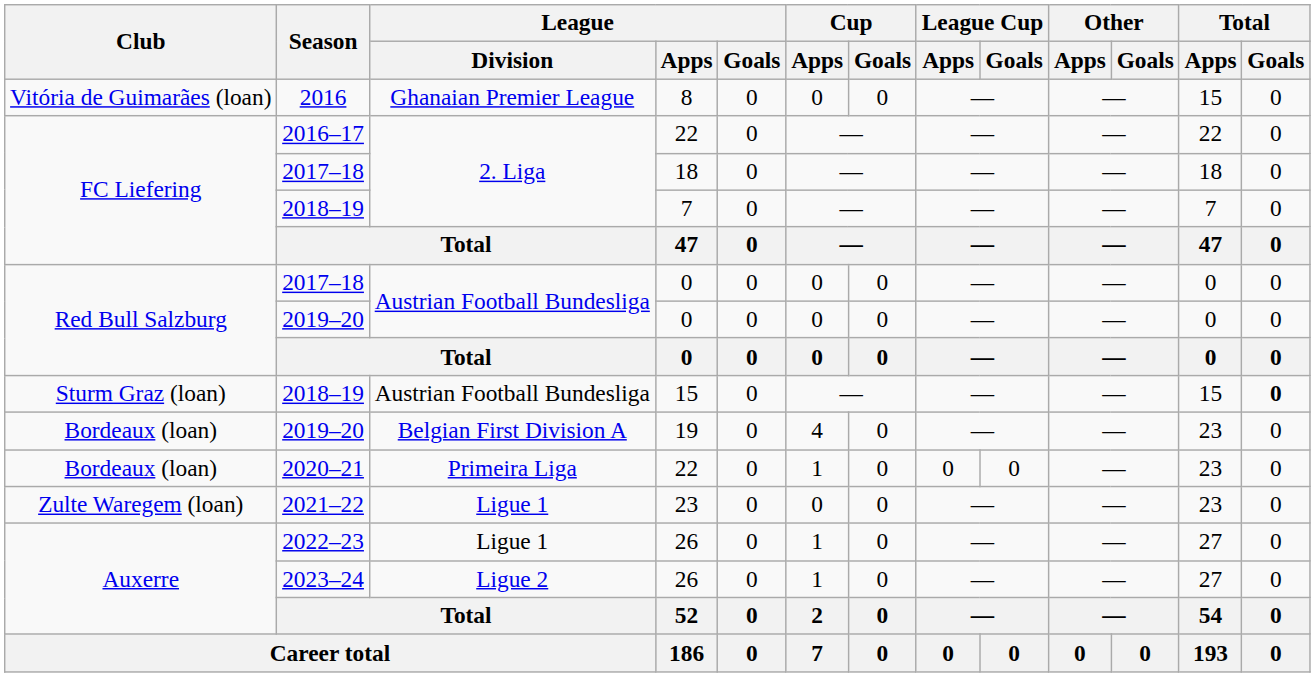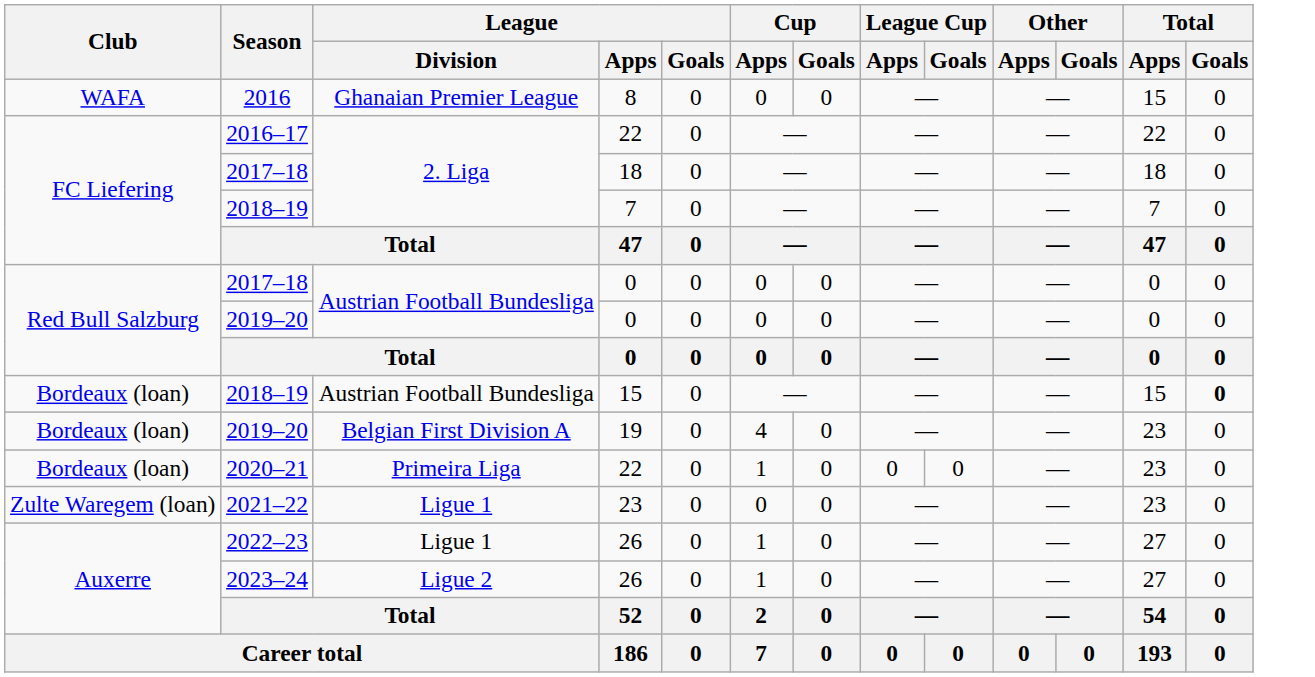(141, 97) Vitória de Guimarães (loan) -> (113, 97) WAFA
(141, 393) Sturm Graz (loan) -> (113, 393) Bordeaux (loan)
